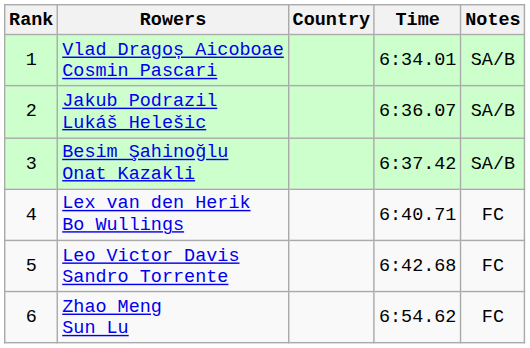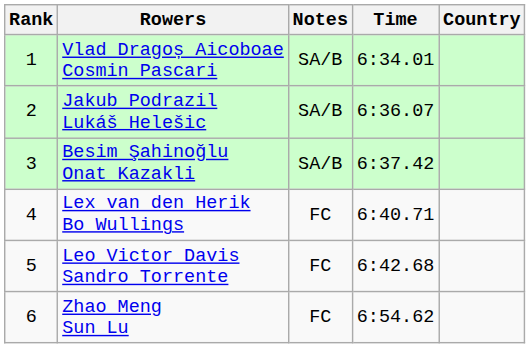columns swapped: (331, 20) <-> (493, 20)
